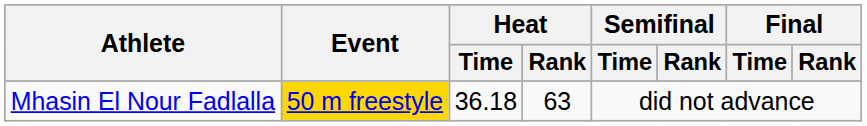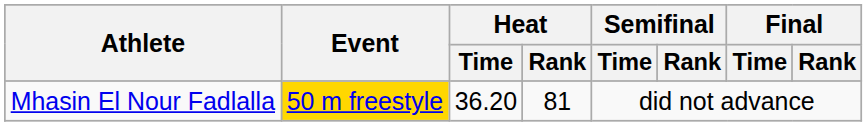(486, 101) 36.18 -> (486, 101) 36.20
(557, 101) 63 -> (557, 101) 81
